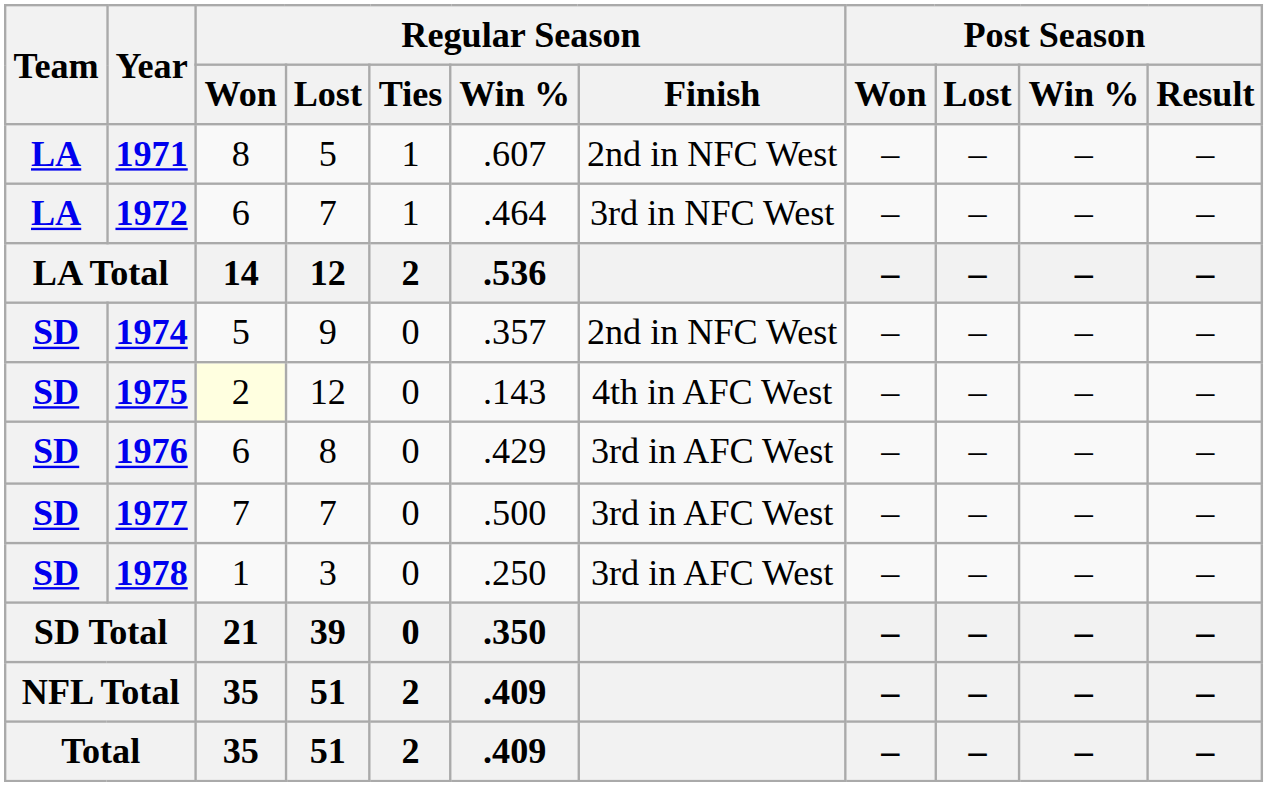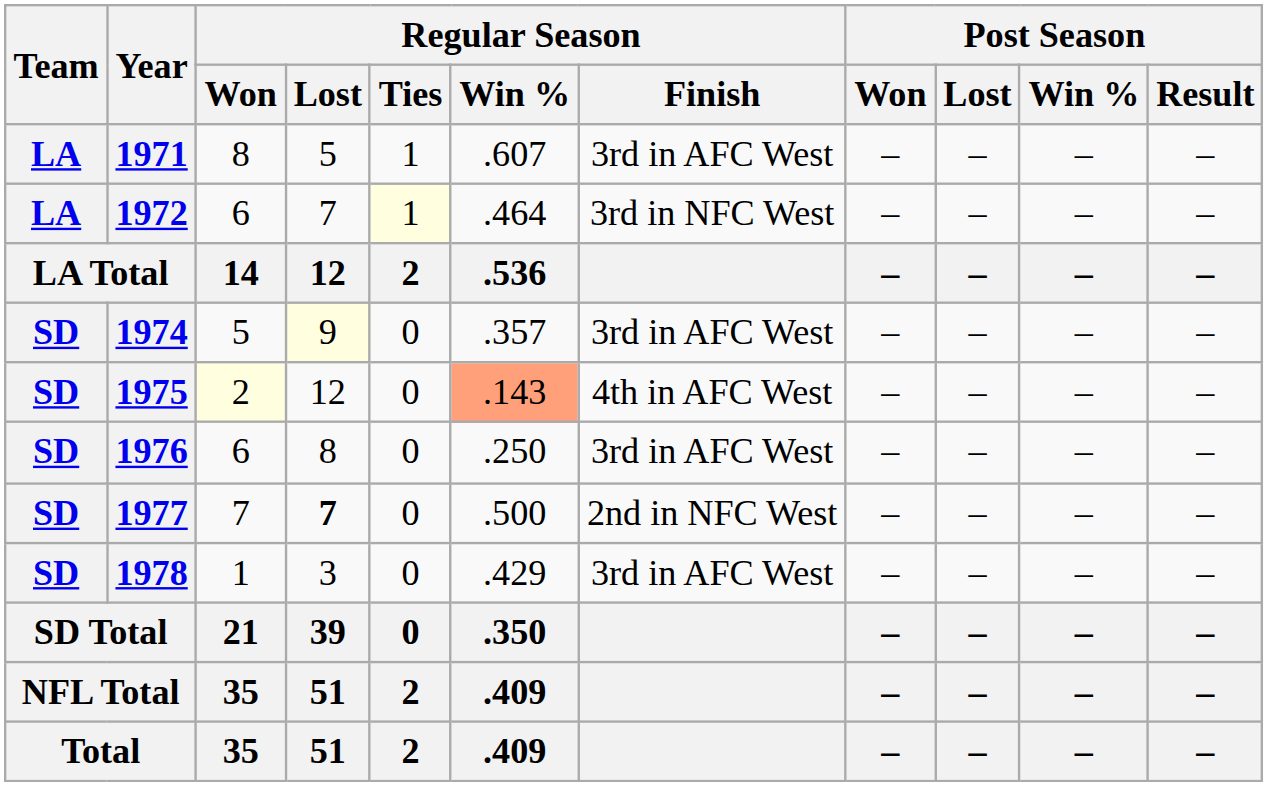(712, 153) 2nd in NFC West -> (712, 153) 3rd in AFC West
(411, 213) no background -> (411, 213) lightyellow background
(328, 332) no background -> (328, 332) lightyellow background
(712, 332) 2nd in NFC West -> (712, 332) 3rd in AFC West
(515, 392) no background -> (515, 392) lightsalmon background
(515, 452) .429 -> (515, 452) .250
(328, 511) normal -> (328, 511) bold
(712, 511) 3rd in AFC West -> (712, 511) 2nd in NFC West
(515, 571) .250 -> (515, 571) .429
